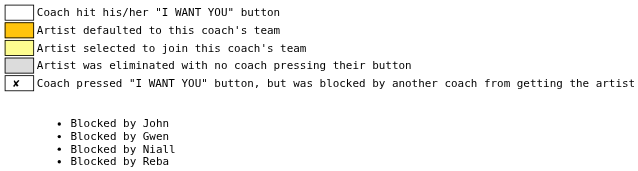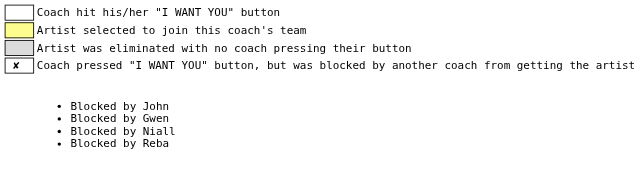- row: (158, 30)
